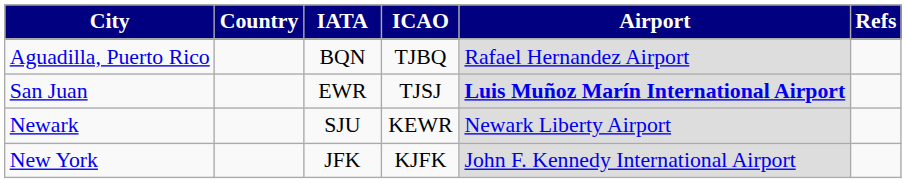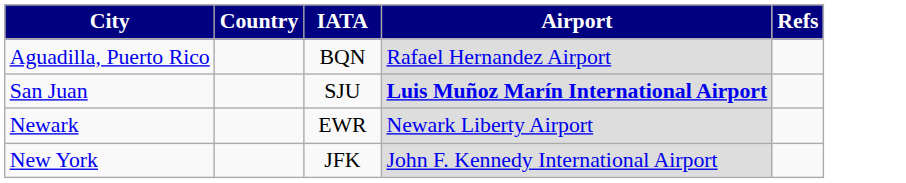- column: (420, 21)
(342, 90) EWR -> (342, 90) SJU
(342, 125) SJU -> (342, 125) EWR
